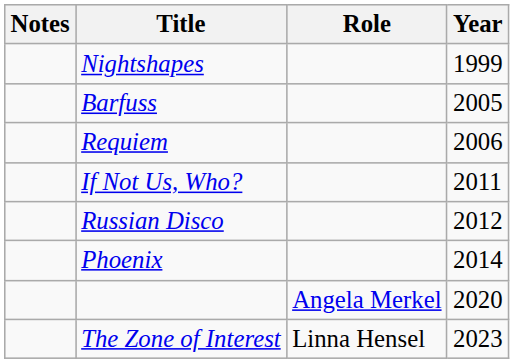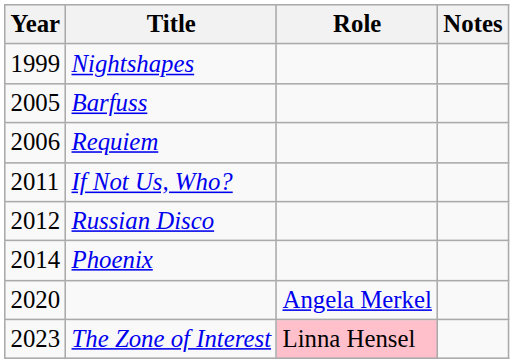columns swapped: (478, 24) <-> (40, 24)
(359, 338) no background -> (349, 338) pink background
